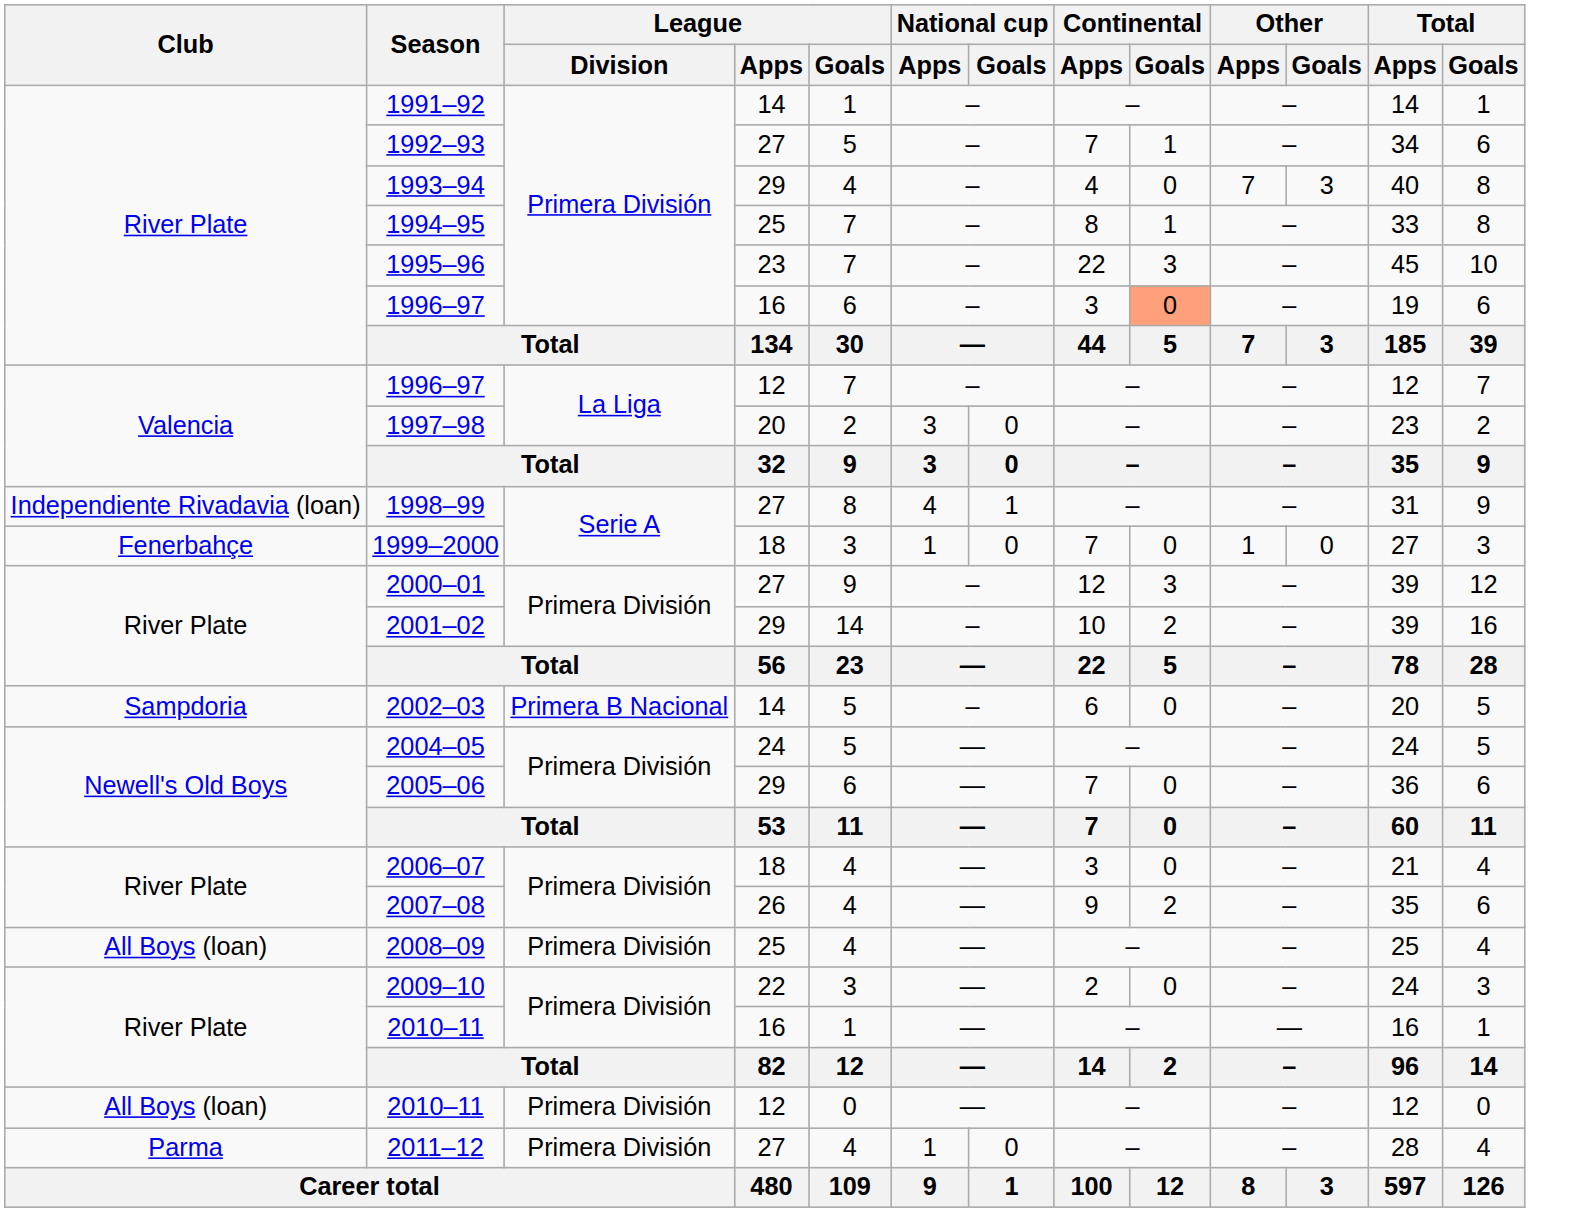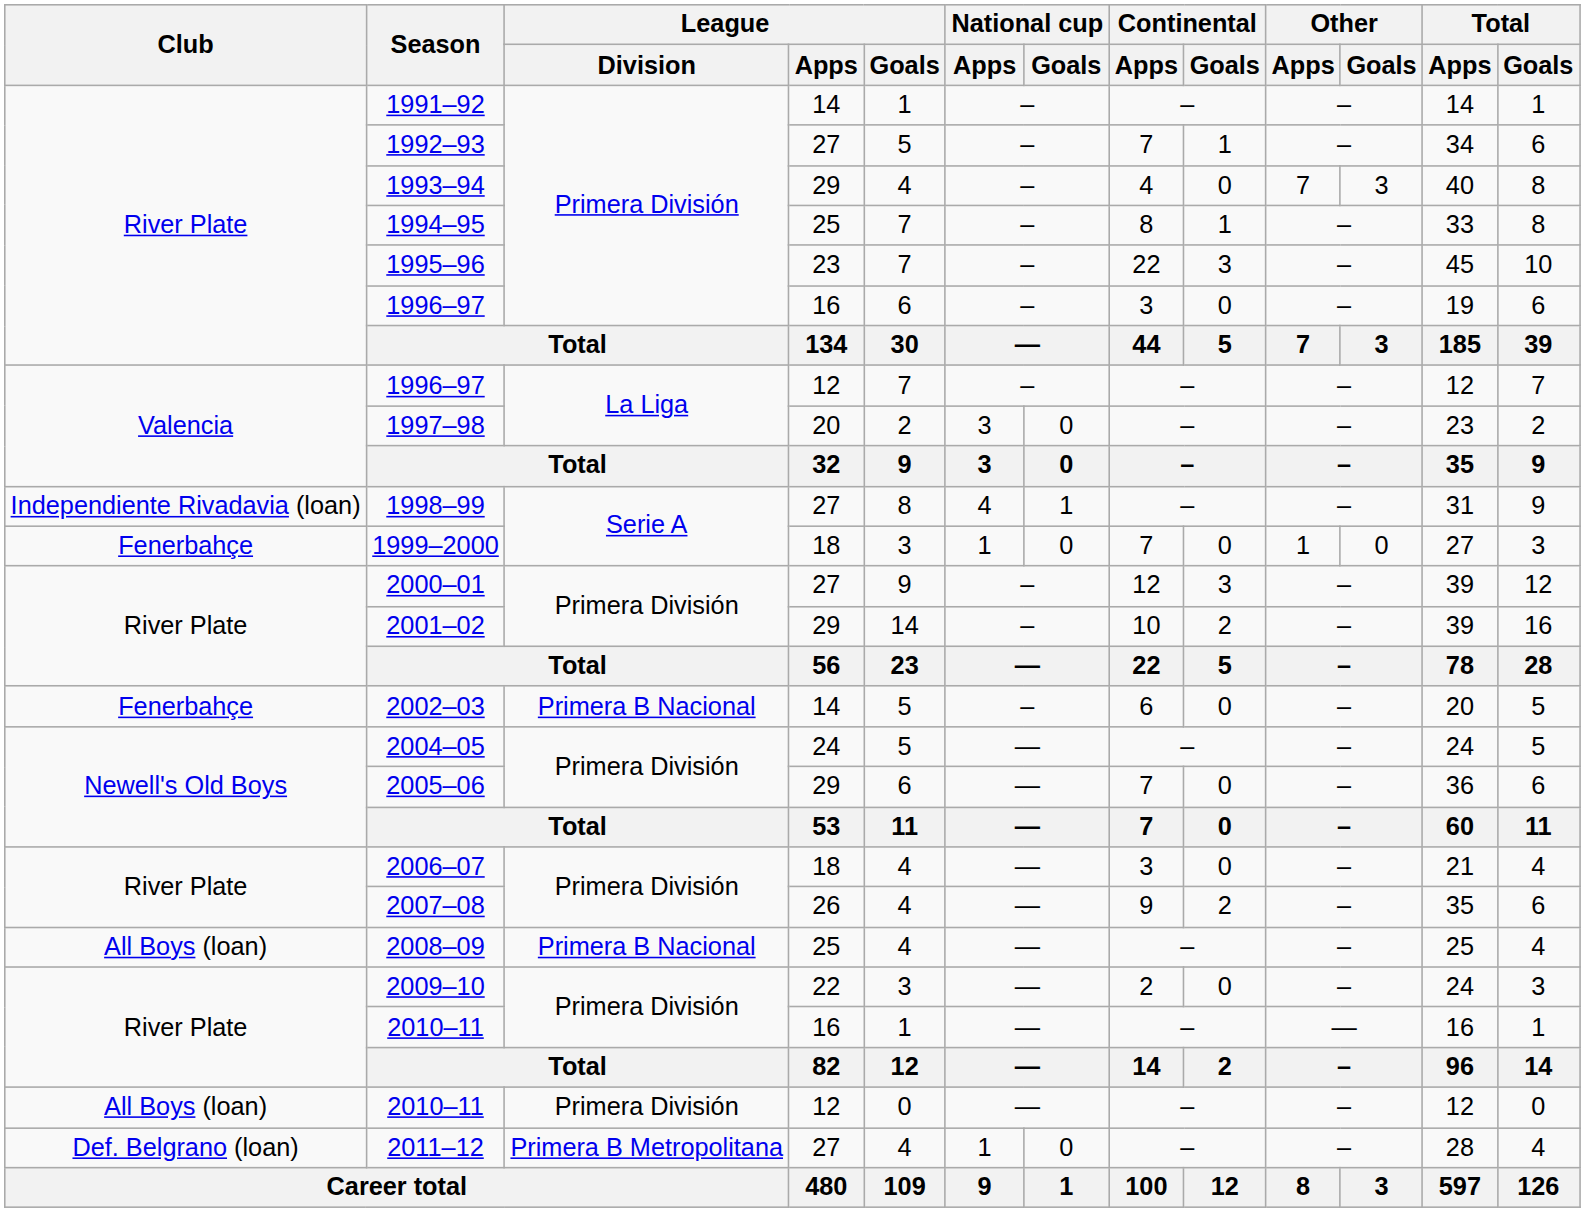(1170, 305) lightsalmon background -> (1225, 305) no background
(186, 706) Sampdoria -> (186, 706) Fenerbahçe
(619, 946) Primera División -> (647, 946) Primera B Nacional
(186, 1147) Parma -> (186, 1147) Def. Belgrano (loan)
(619, 1147) Primera División -> (647, 1147) Primera B Metropolitana
